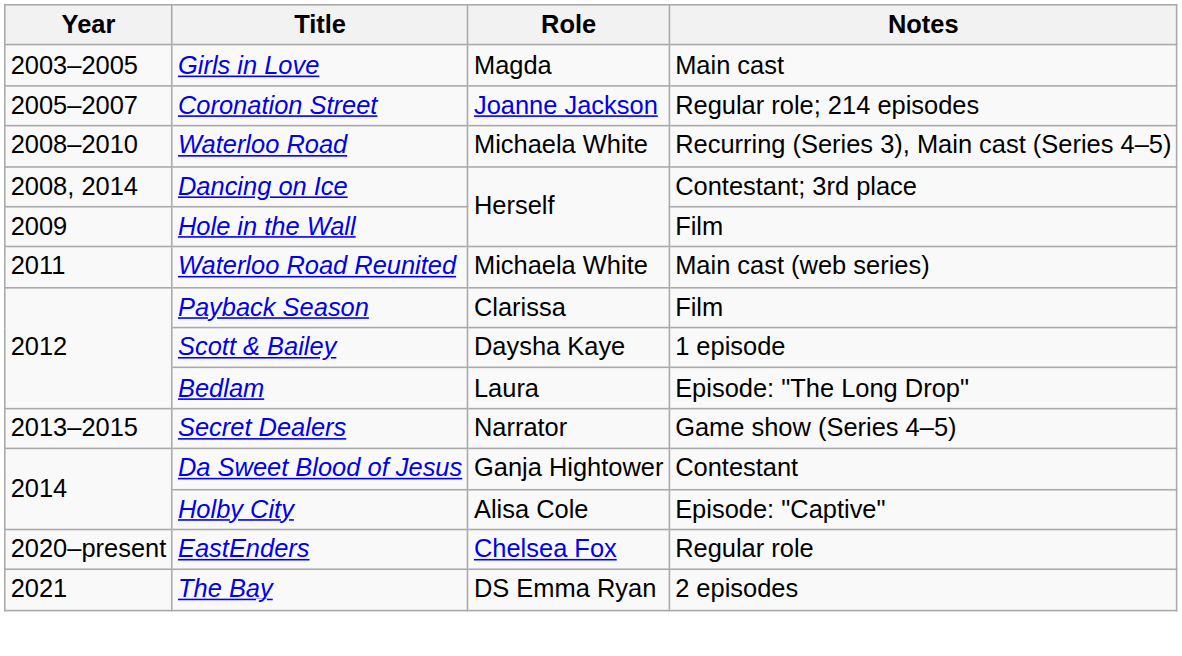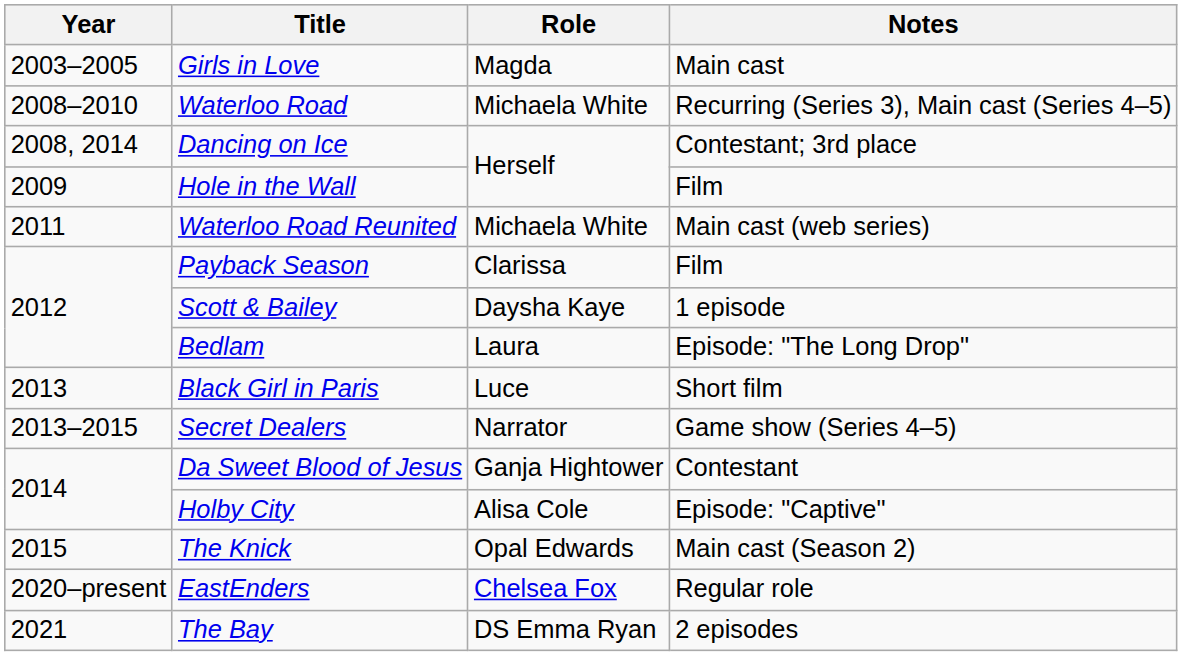- row: (278, 105)
+ row: (278, 387)
+ row: (235, 549)
